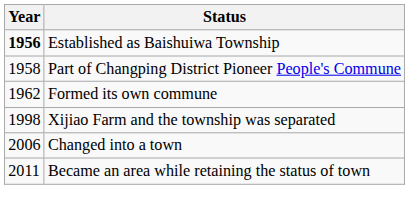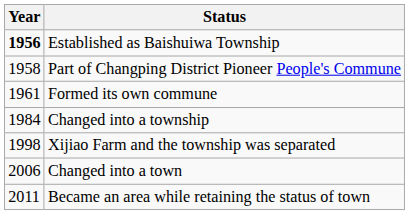(24, 94) 1962 -> (24, 94) 1961
+ row: (129, 119)
